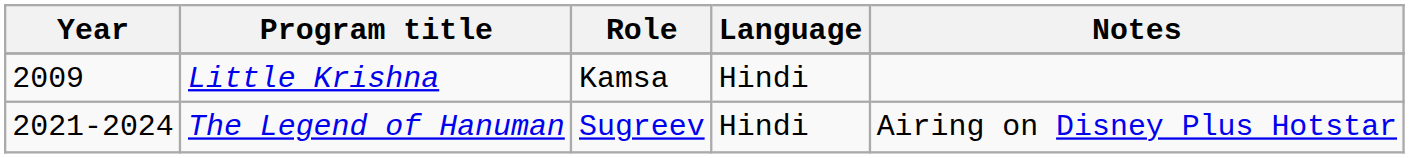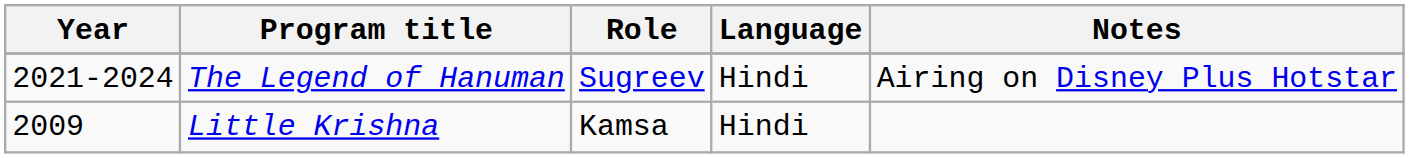rows swapped: (314, 78) <-> (376, 127)
